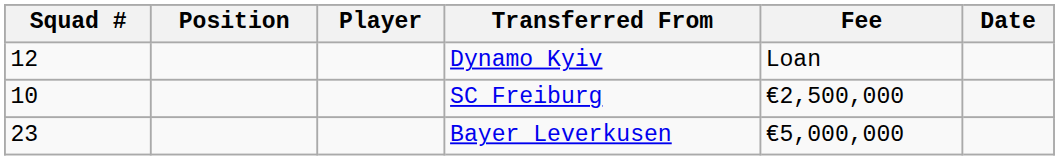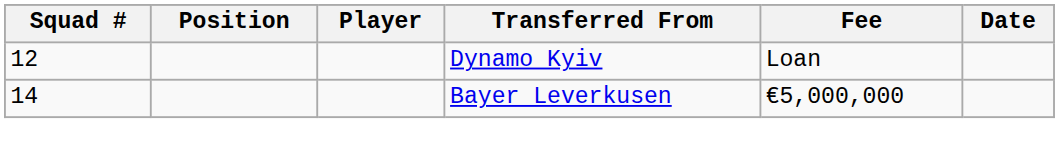- row: (526, 98)
(24, 136) 23 -> (24, 98) 14
